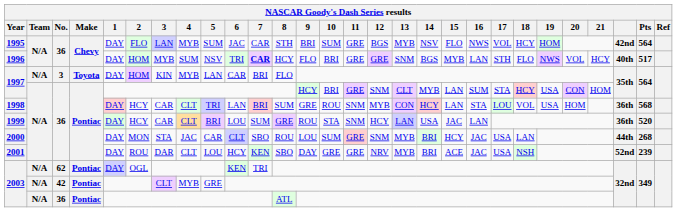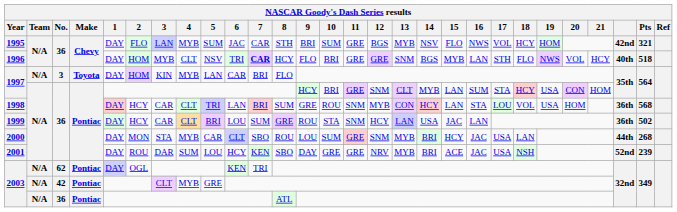(645, 43) 564 -> (645, 43) 321
(189, 59) SUM -> (189, 59) CLT
(645, 59) 517 -> (645, 59) 518
(645, 121) 520 -> (645, 121) 502
(189, 136) JAC -> (189, 136) MYB
(189, 152) CLT -> (189, 152) SUM
